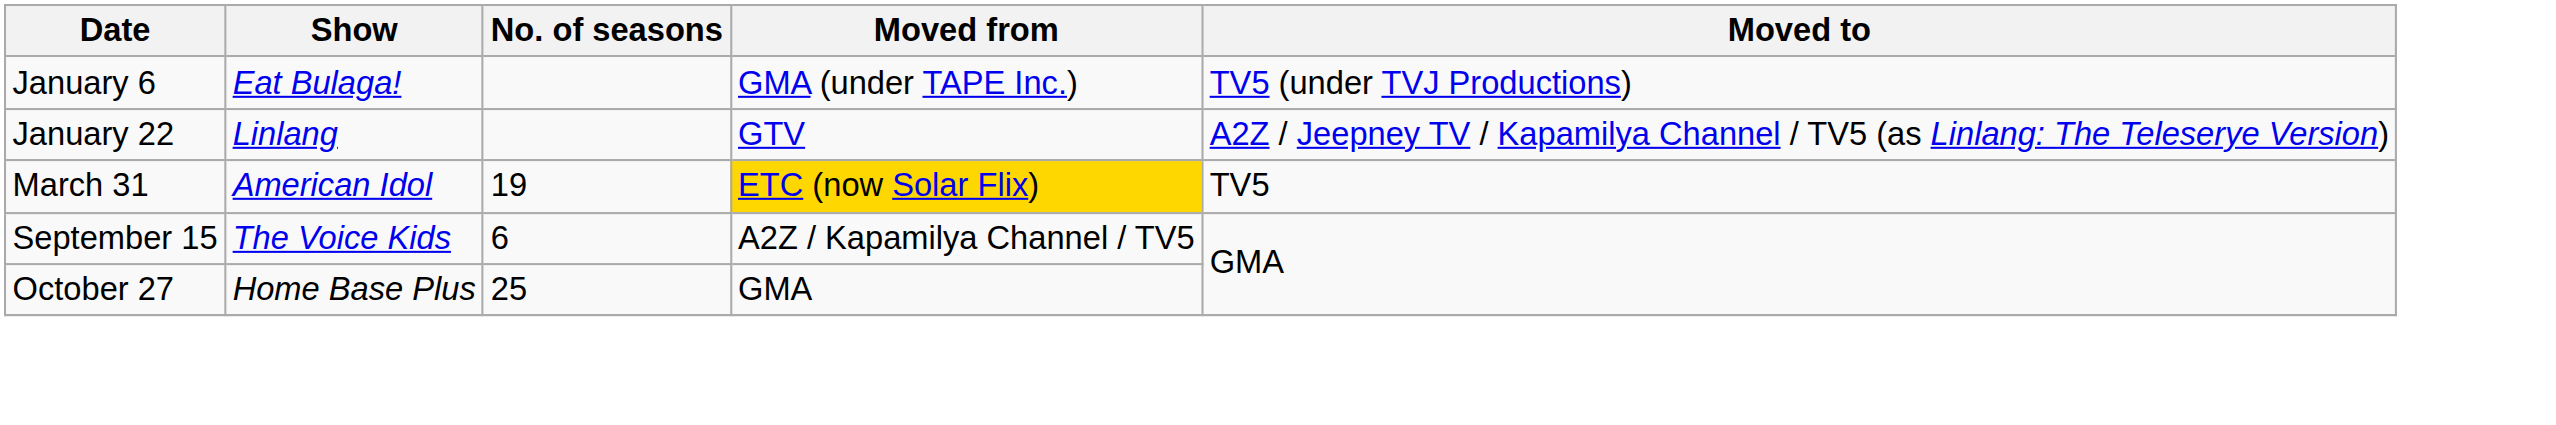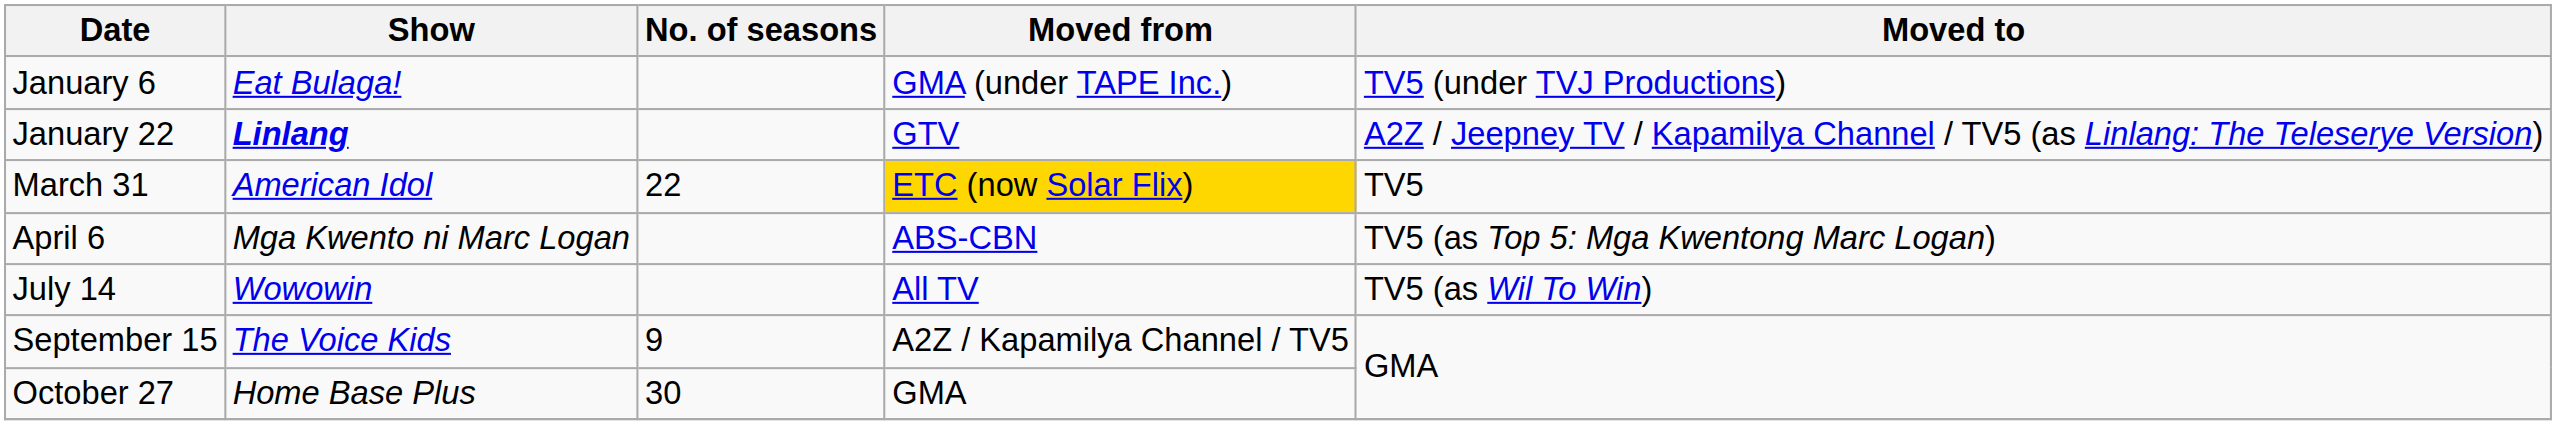(285, 133) normal -> (291, 133) bold
(509, 185) 19 -> (663, 185) 22
+ row: (59, 237)
+ row: (64, 289)
(500, 237) 6 -> (654, 340) 9
(509, 289) 25 -> (663, 392) 30
